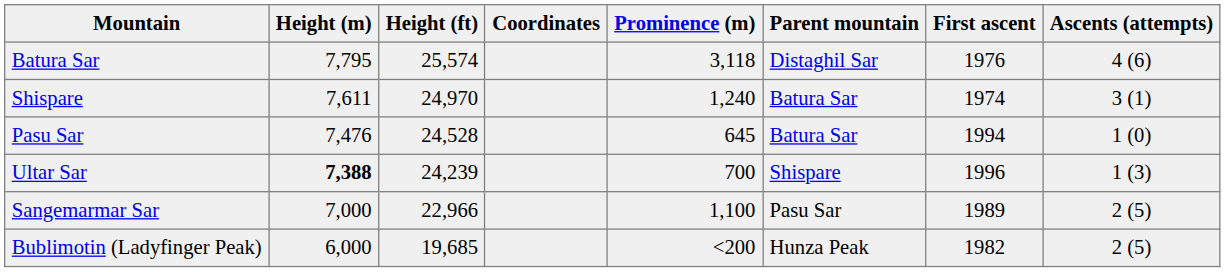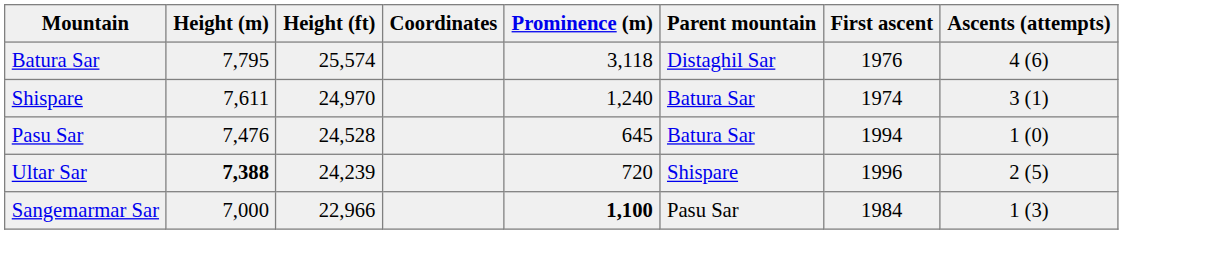(740, 172) 700 -> (637, 172) 720
(1132, 172) 1 (3) -> (1029, 172) 2 (5)
(732, 210) normal -> (630, 210) bold
(984, 210) 1989 -> (882, 210) 1984
(1132, 210) 2 (5) -> (1029, 210) 1 (3)
- row: (137, 247)
